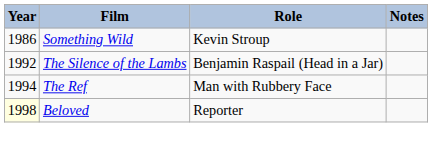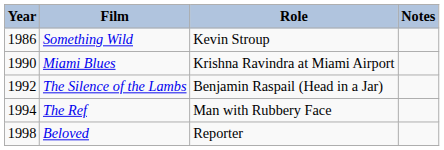+ row: (79, 63)
(22, 110) lightyellow background -> (22, 134) no background
